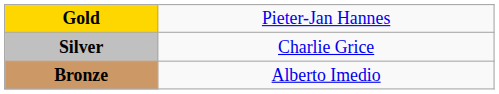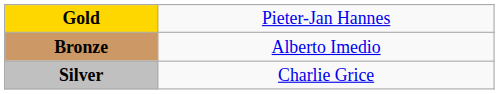rows swapped: (81, 46) <-> (81, 74)
